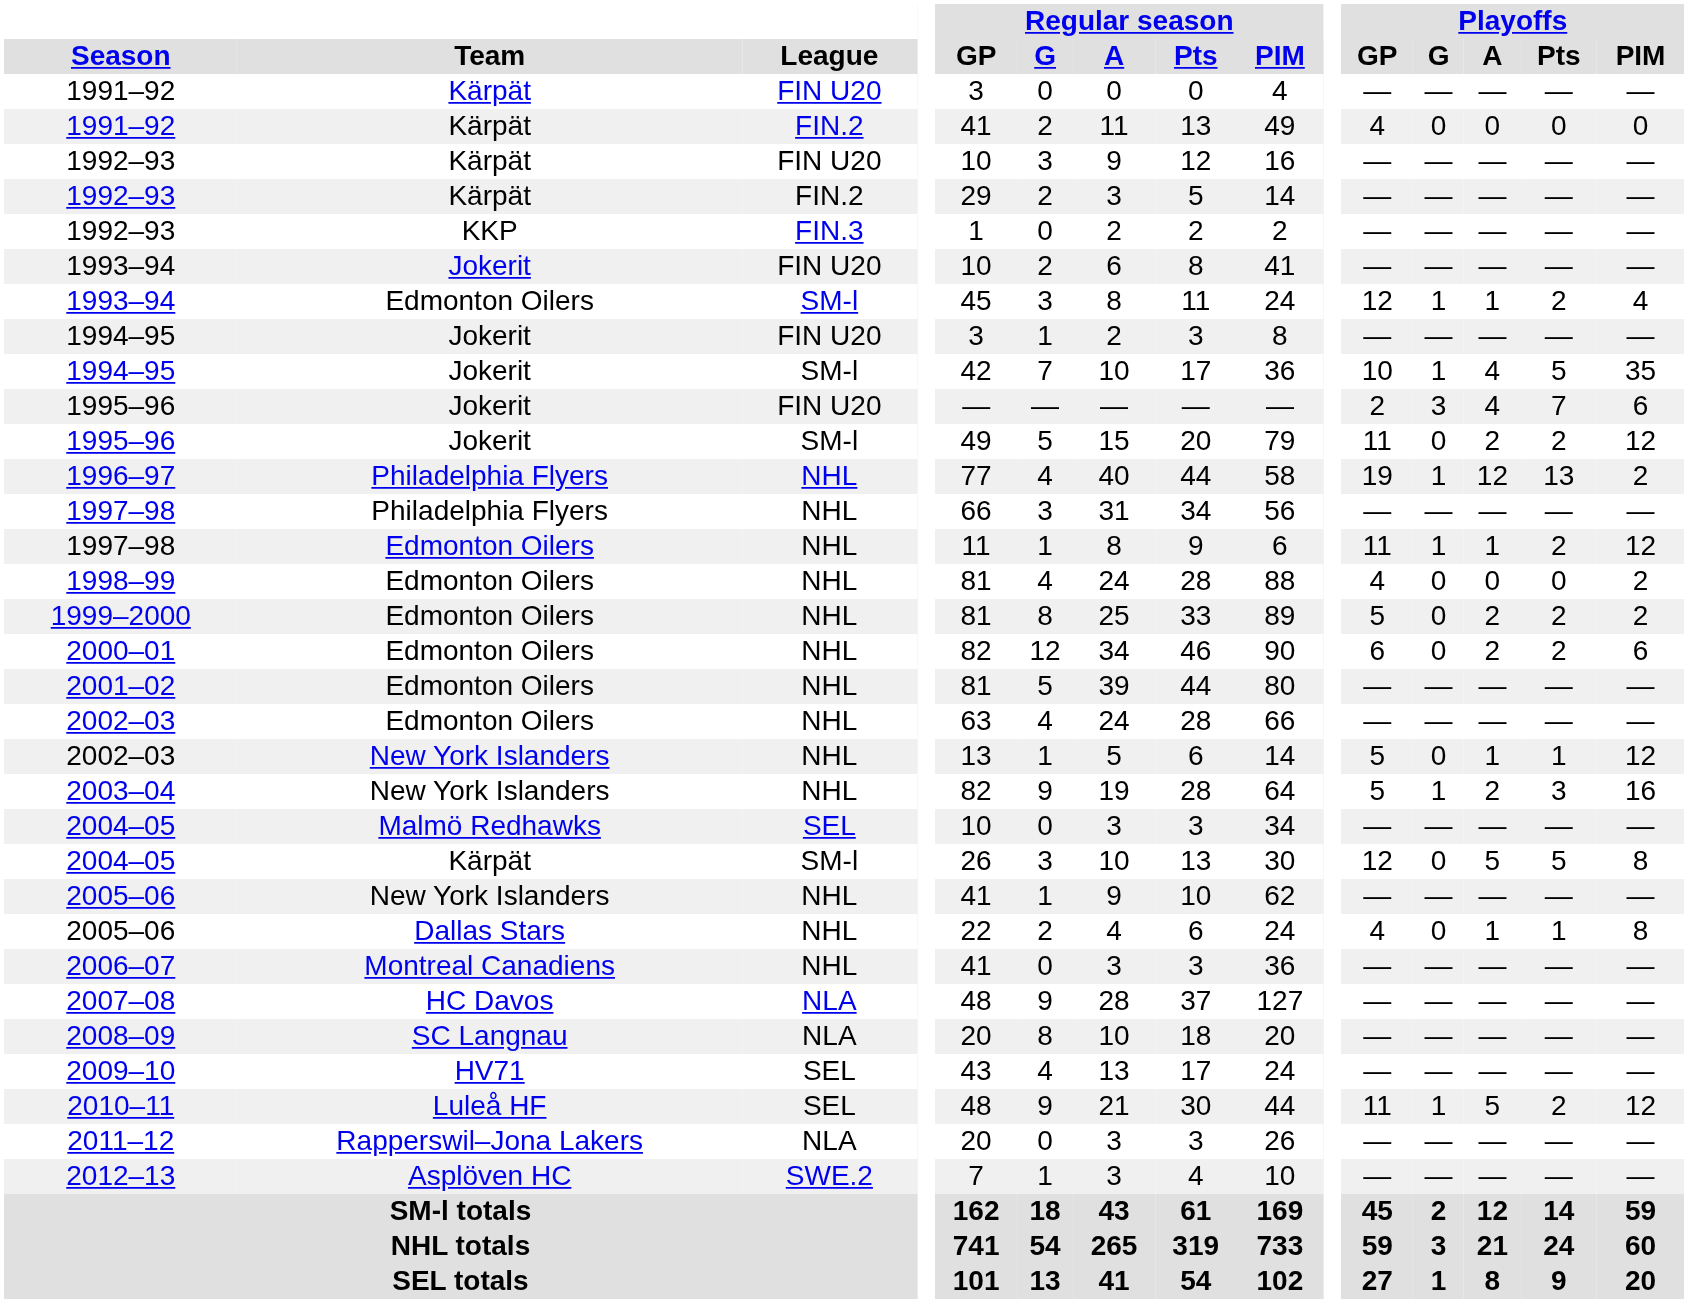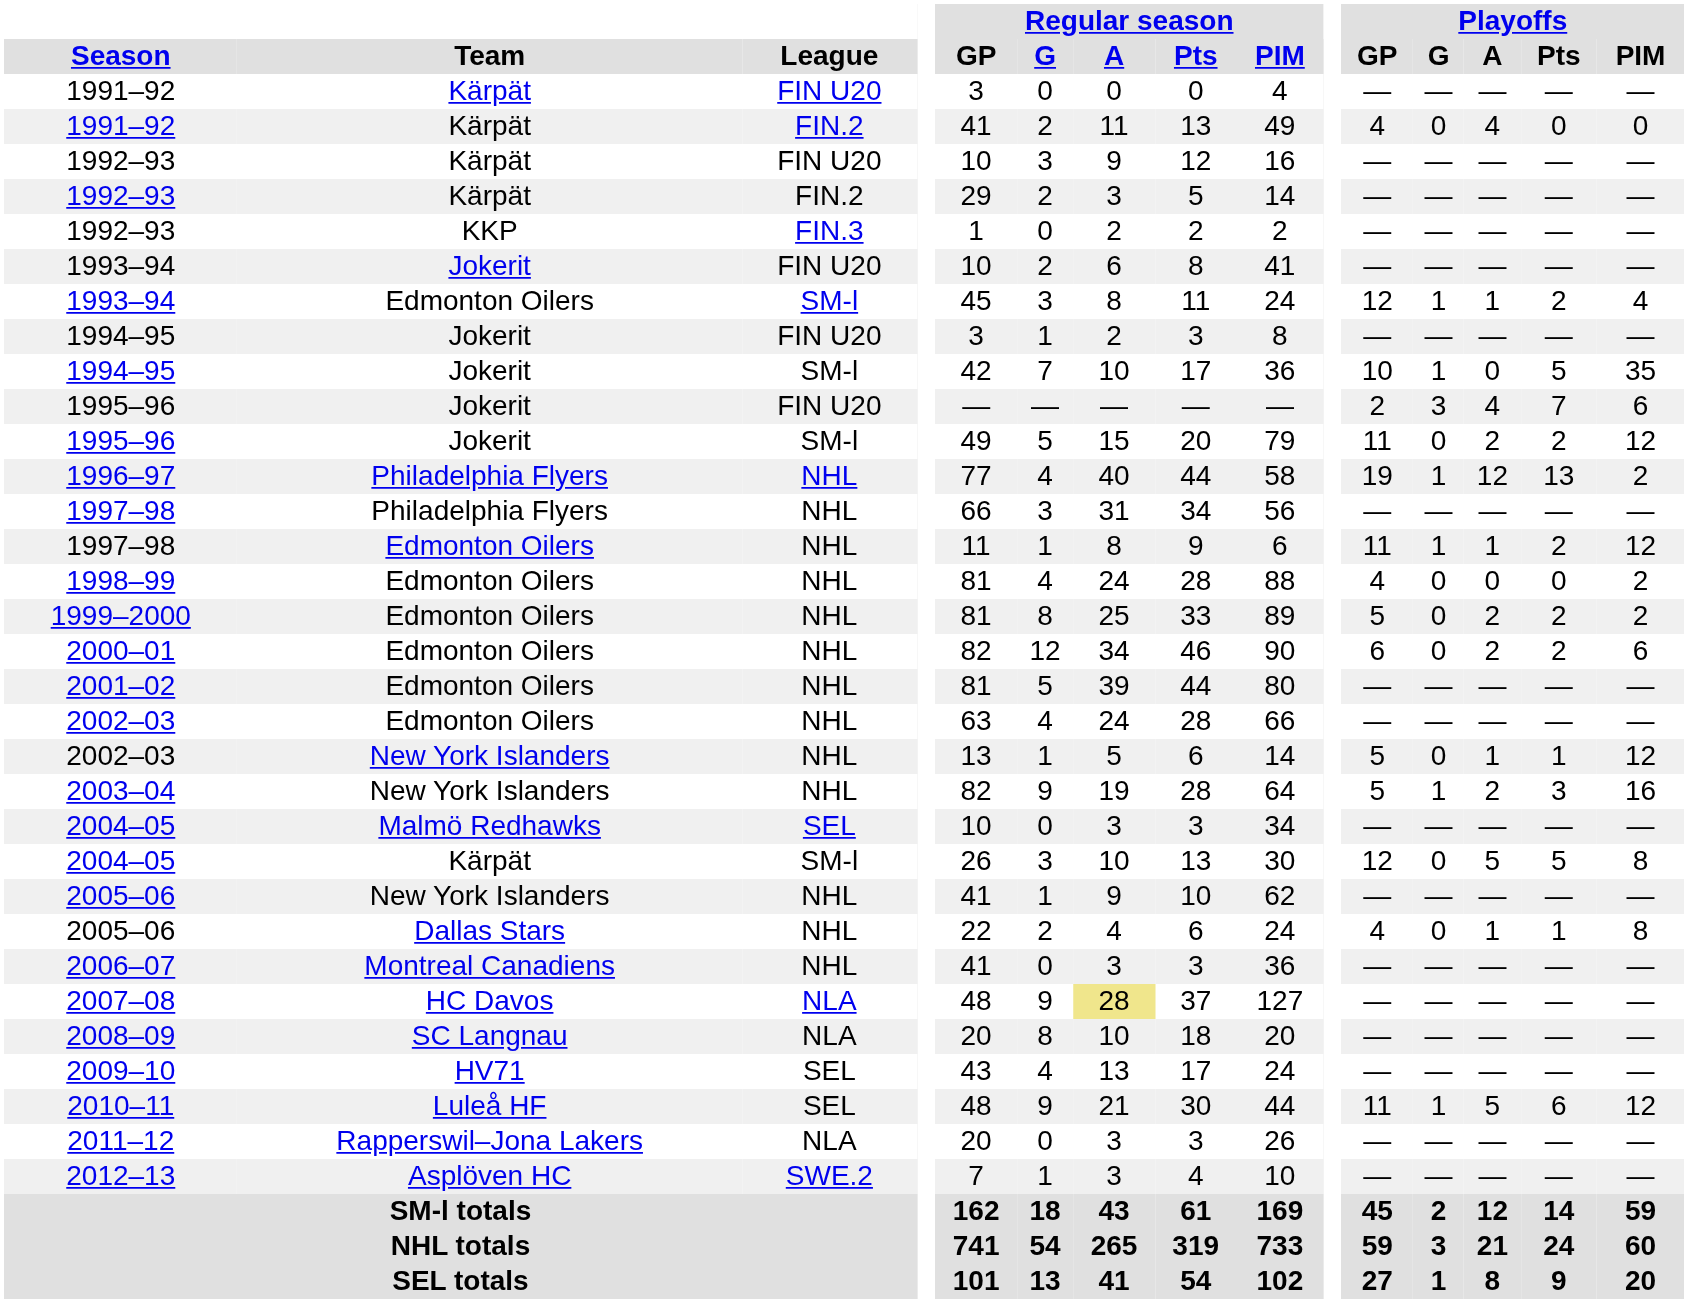(1492, 126) 0 -> (1492, 126) 4
(1492, 371) 4 -> (1492, 371) 0
(1114, 1001) no background -> (1114, 1001) khaki background
(1559, 1106) 2 -> (1559, 1106) 6
